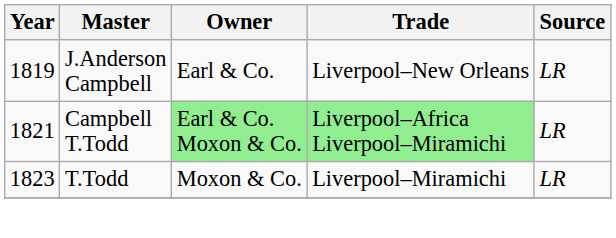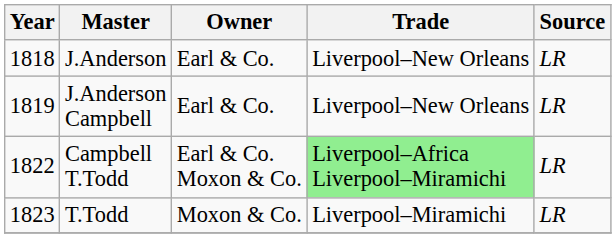+ row: (116, 57)
(32, 131) 1821 -> (32, 166) 1822
(239, 131) lightgreen background -> (239, 166) no background
